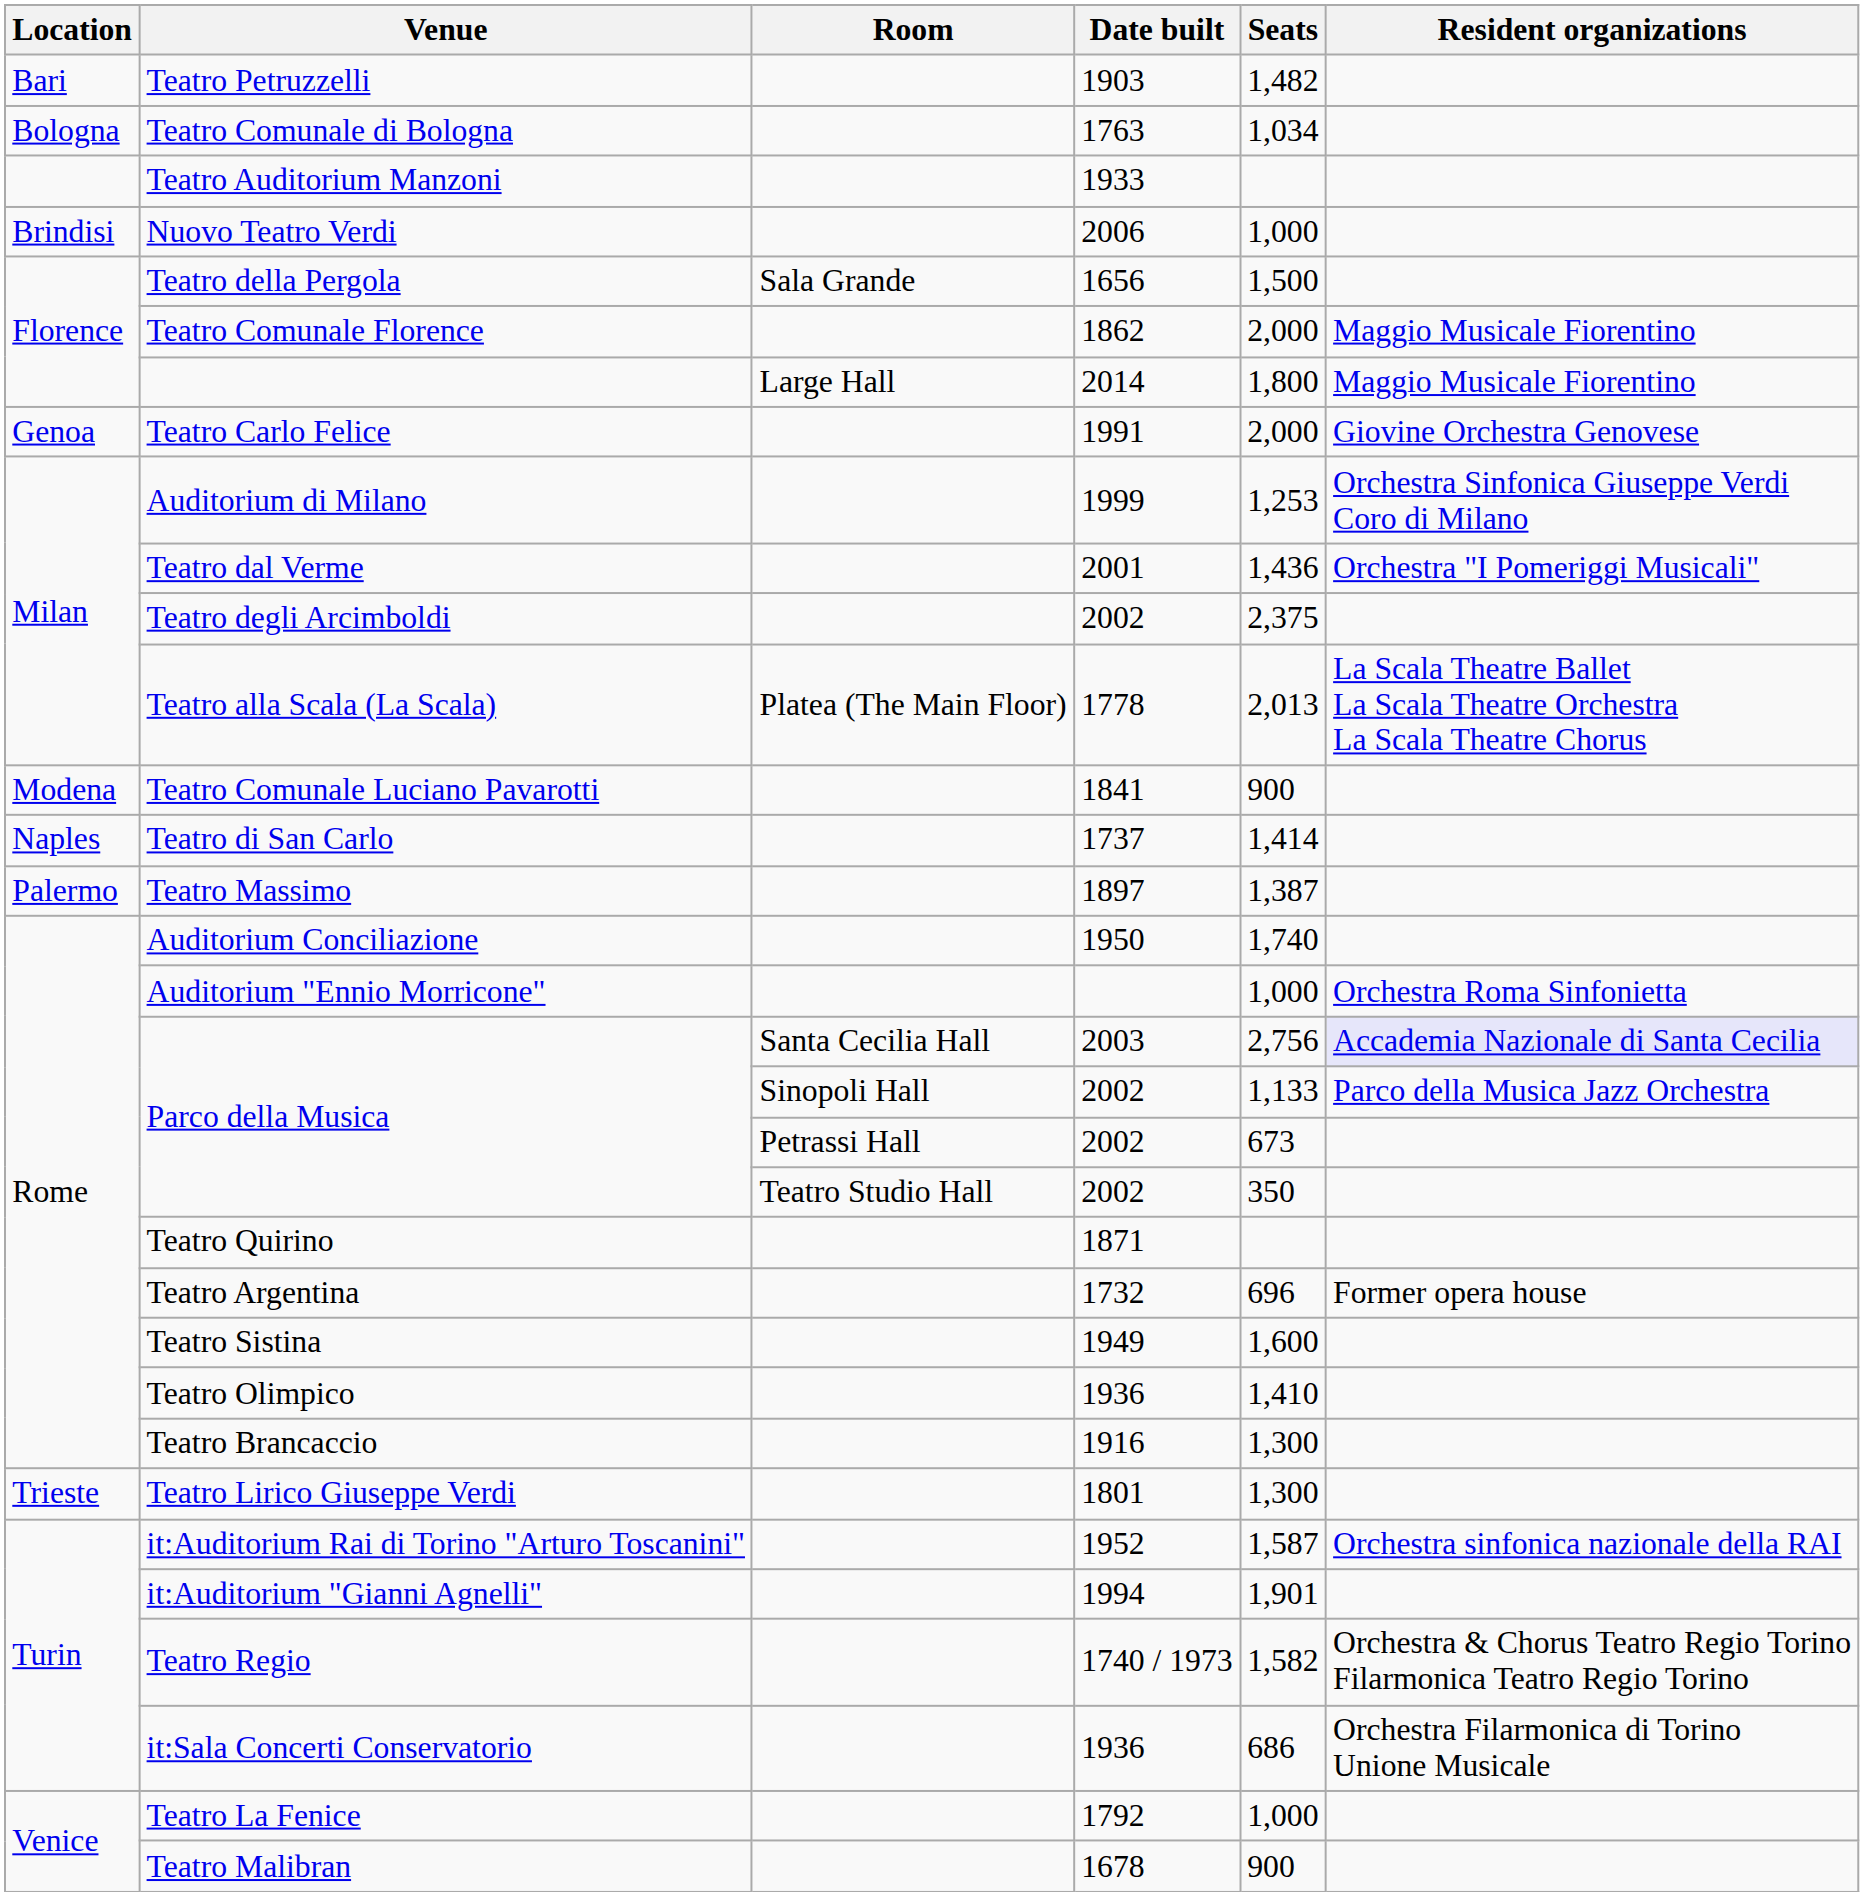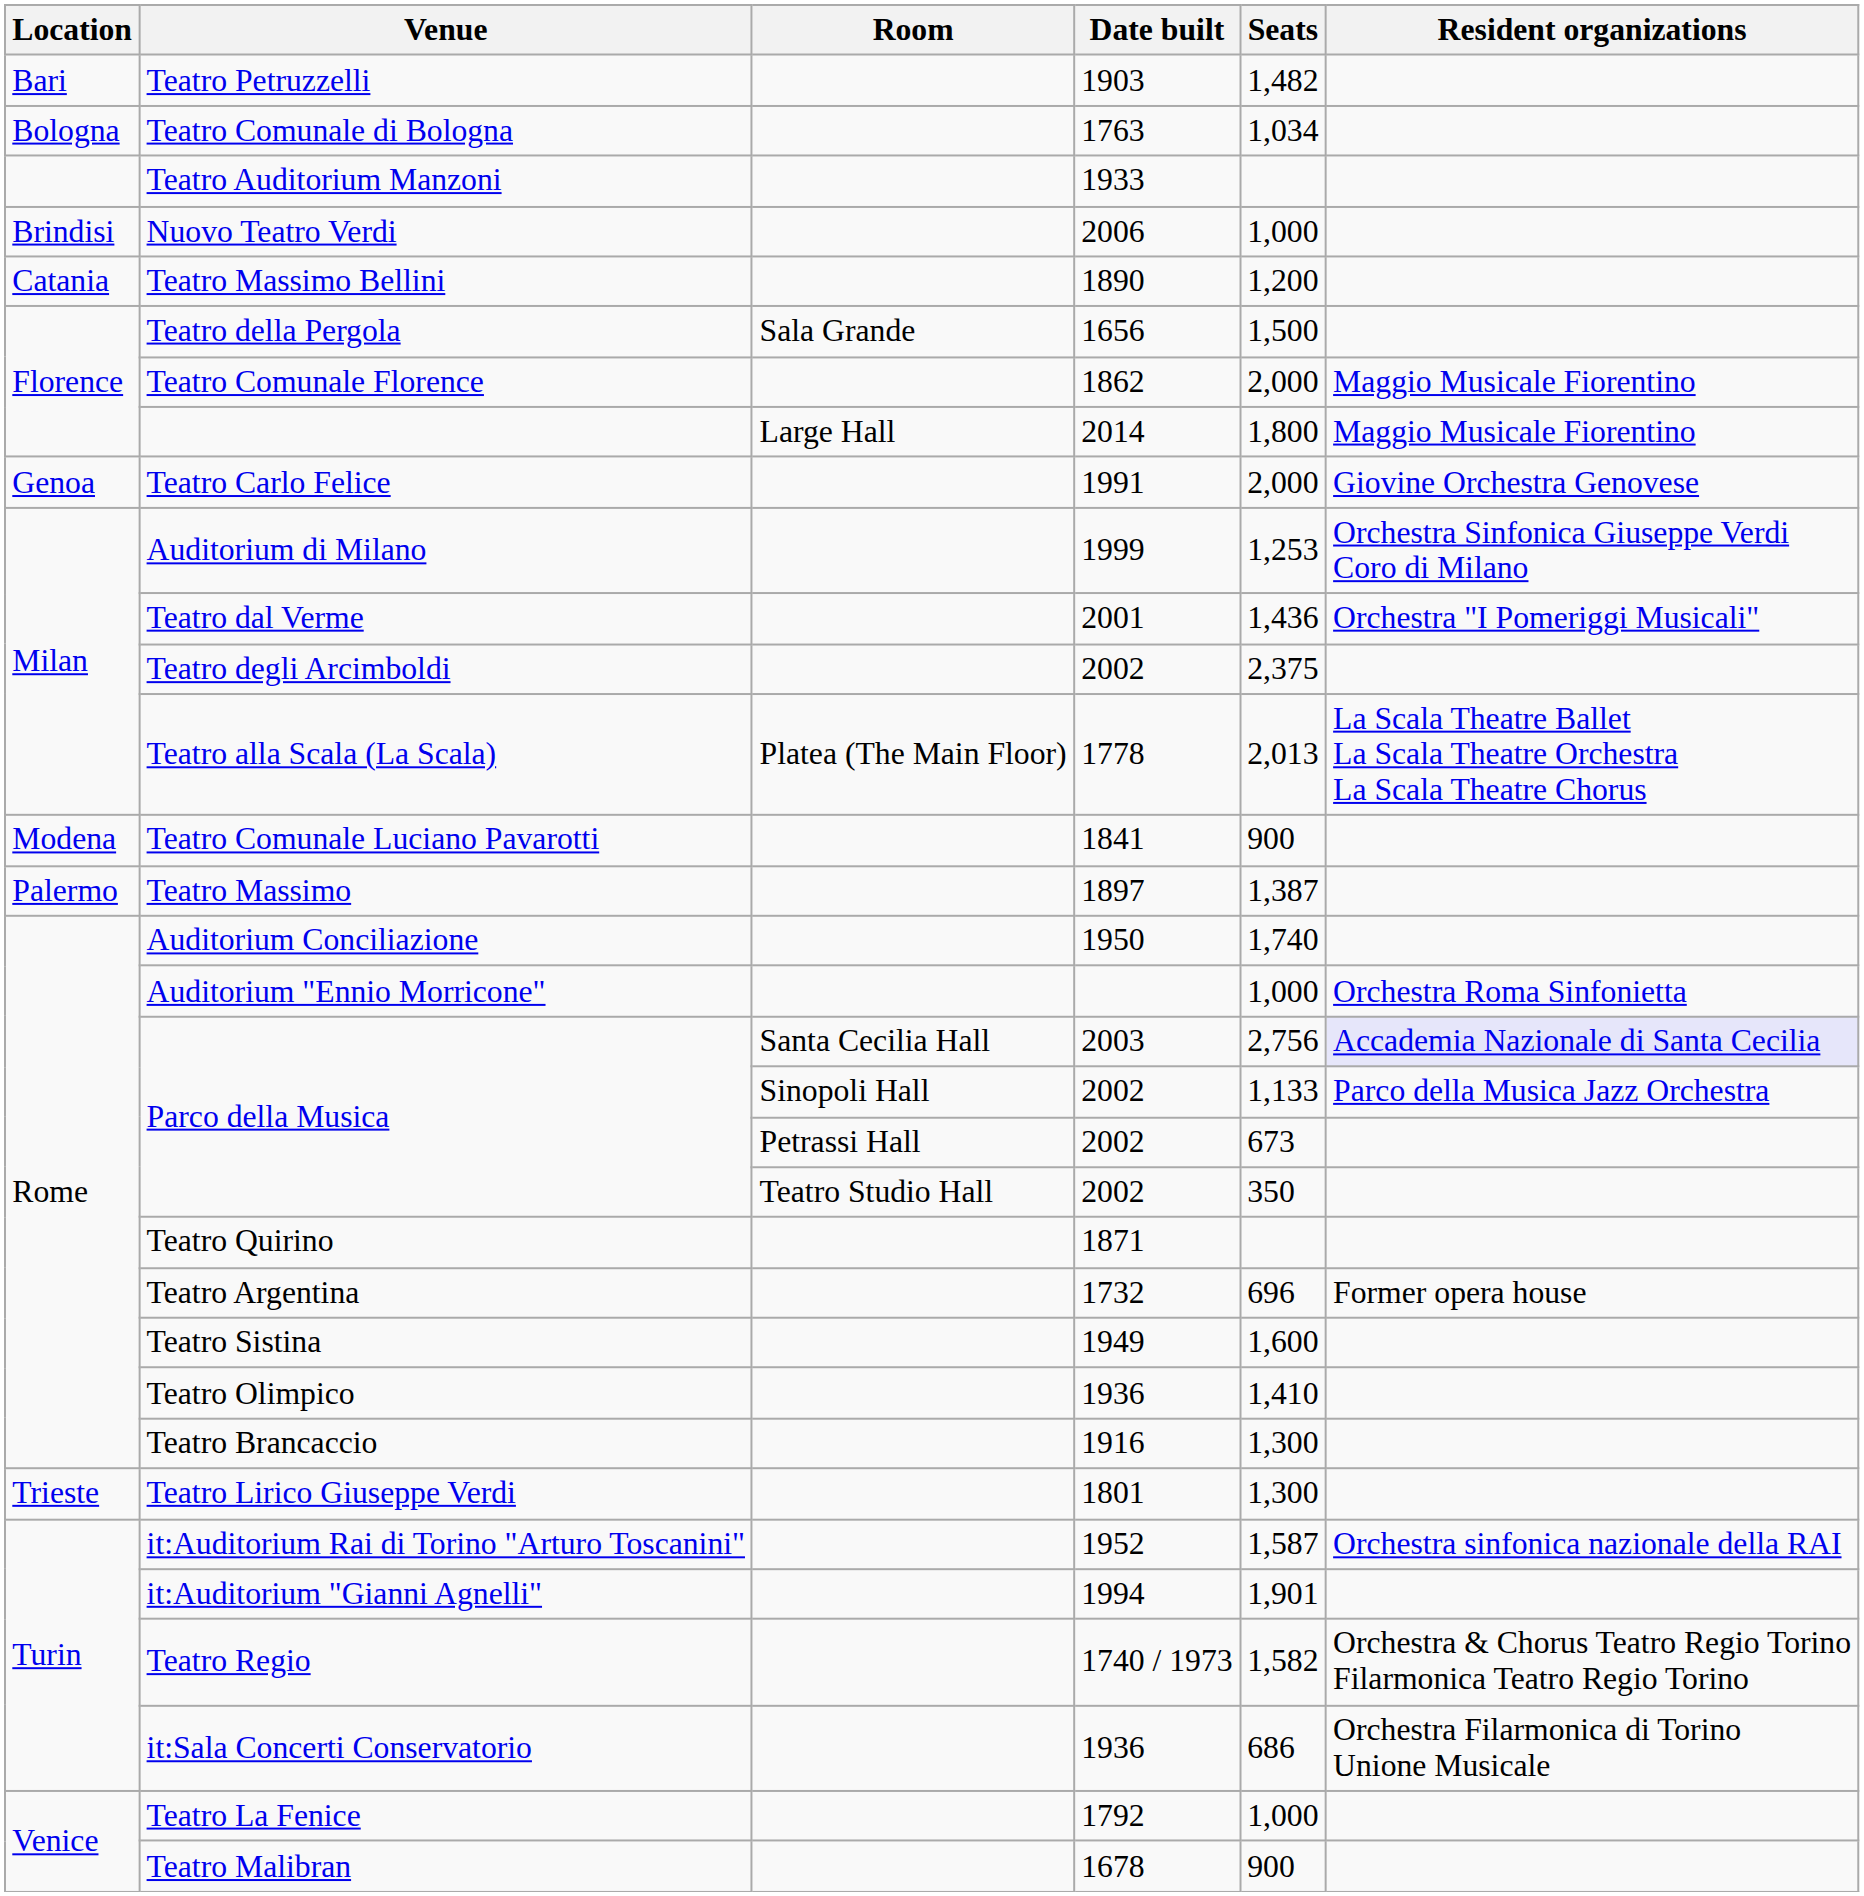+ row: (296, 280)
- row: (270, 839)
